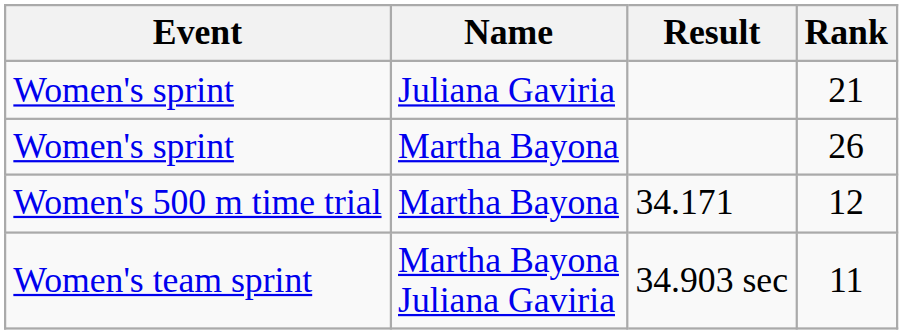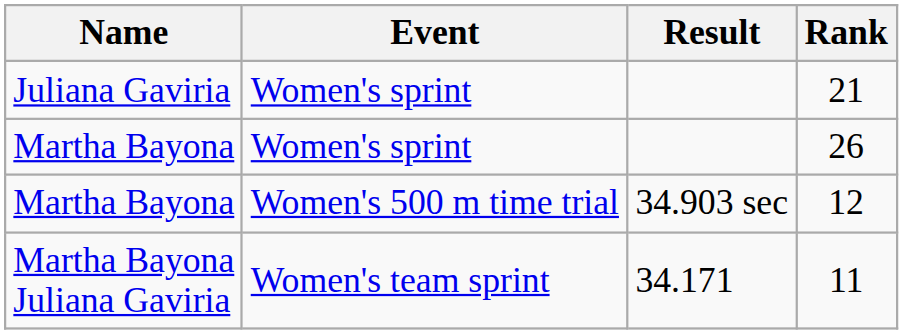columns swapped: (508, 32) <-> (197, 32)
(684, 202) 34.171 -> (712, 202) 34.903 sec
(712, 279) 34.903 sec -> (684, 279) 34.171
